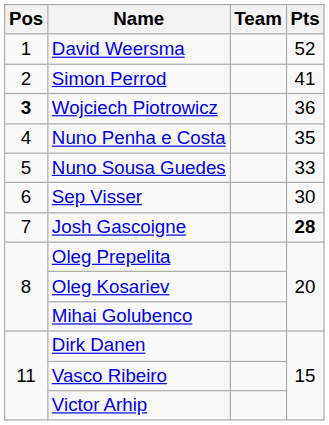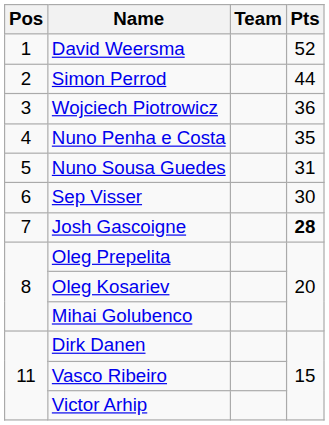(305, 78) 41 -> (305, 78) 44
(26, 108) bold -> (26, 108) normal
(305, 167) 33 -> (305, 167) 31
